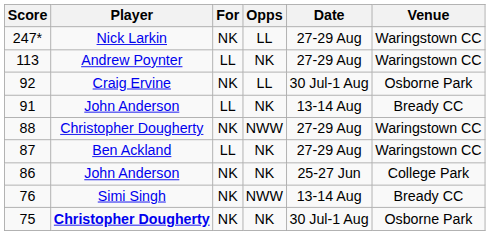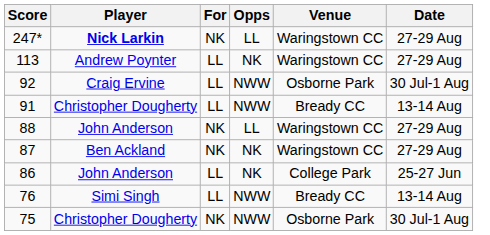columns swapped: (428, 15) <-> (329, 15)
(132, 38) normal -> (125, 38) bold
(228, 83) NK -> (215, 83) LL
(264, 83) LL -> (252, 83) NWW
(132, 106) John Anderson -> (125, 106) Christopher Dougherty
(264, 106) NK -> (252, 106) NWW
(132, 128) Christopher Dougherty -> (125, 128) John Anderson
(264, 128) NWW -> (252, 128) LL
(228, 151) LL -> (215, 151) NK
(228, 173) NK -> (215, 173) LL
(228, 196) NK -> (215, 196) LL
(132, 219) bold -> (125, 219) normal
(264, 219) NK -> (252, 219) NWW
